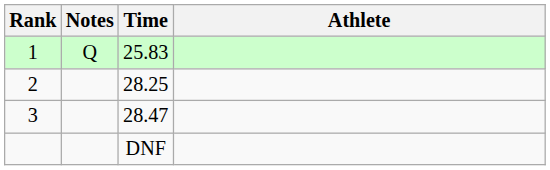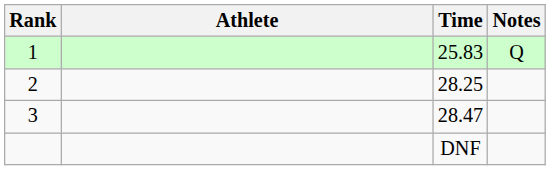columns swapped: (359, 20) <-> (90, 20)
